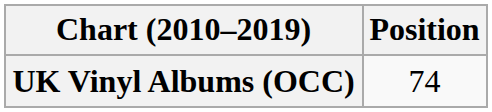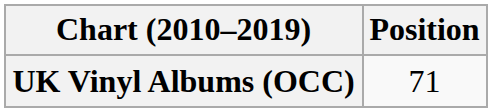(425, 80) 74 -> (425, 80) 71
